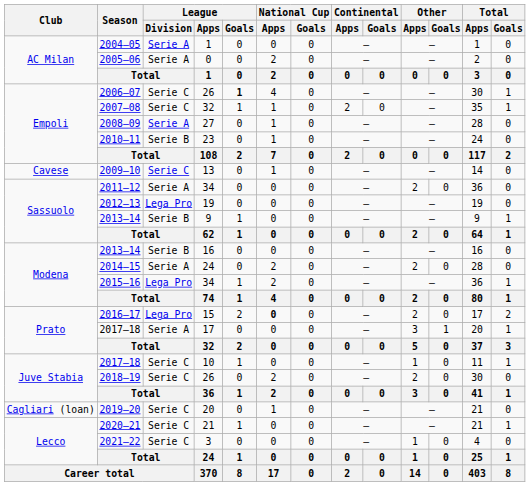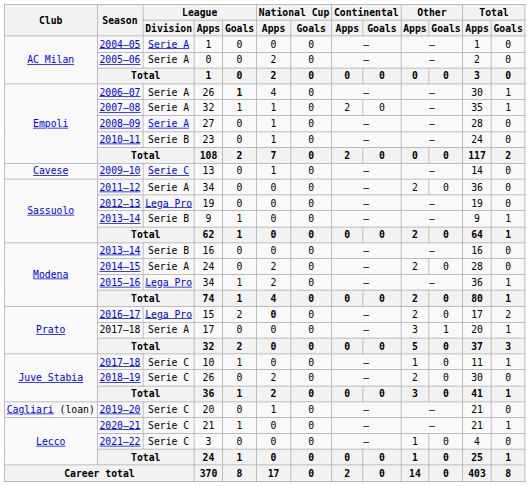(169, 92) Serie C -> (169, 92) Serie A
(169, 108) Serie C -> (169, 108) Serie A
